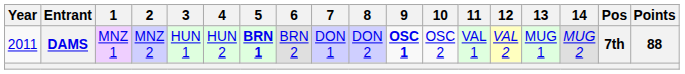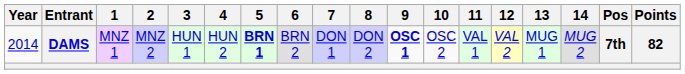(23, 44) 2011 -> (23, 44) 2014
(655, 44) 88 -> (656, 44) 82
